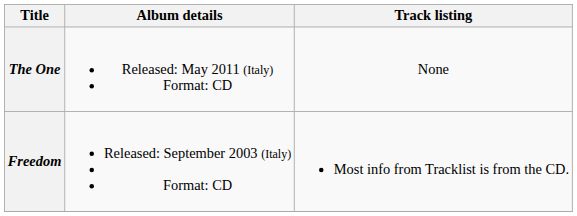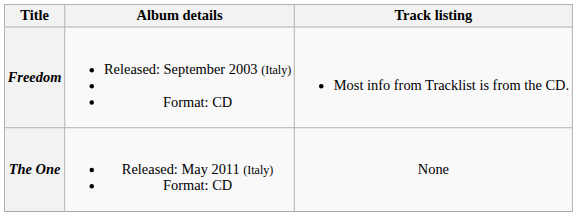rows swapped: (35, 161) <-> (35, 69)
